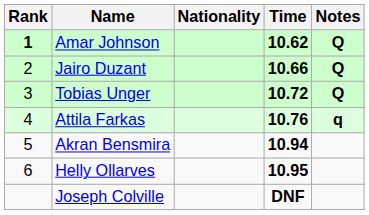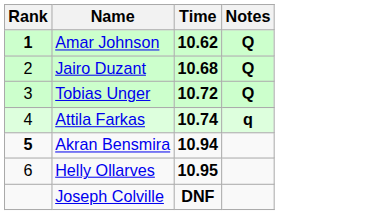- column: (219, 17)
(288, 68) 10.66 -> (198, 68) 10.68
(288, 119) 10.76 -> (198, 119) 10.74
(28, 145) normal -> (28, 145) bold
